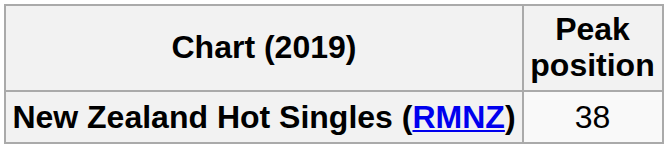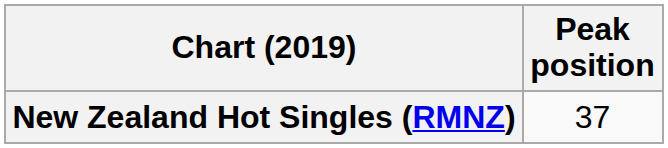(592, 116) 38 -> (592, 116) 37
